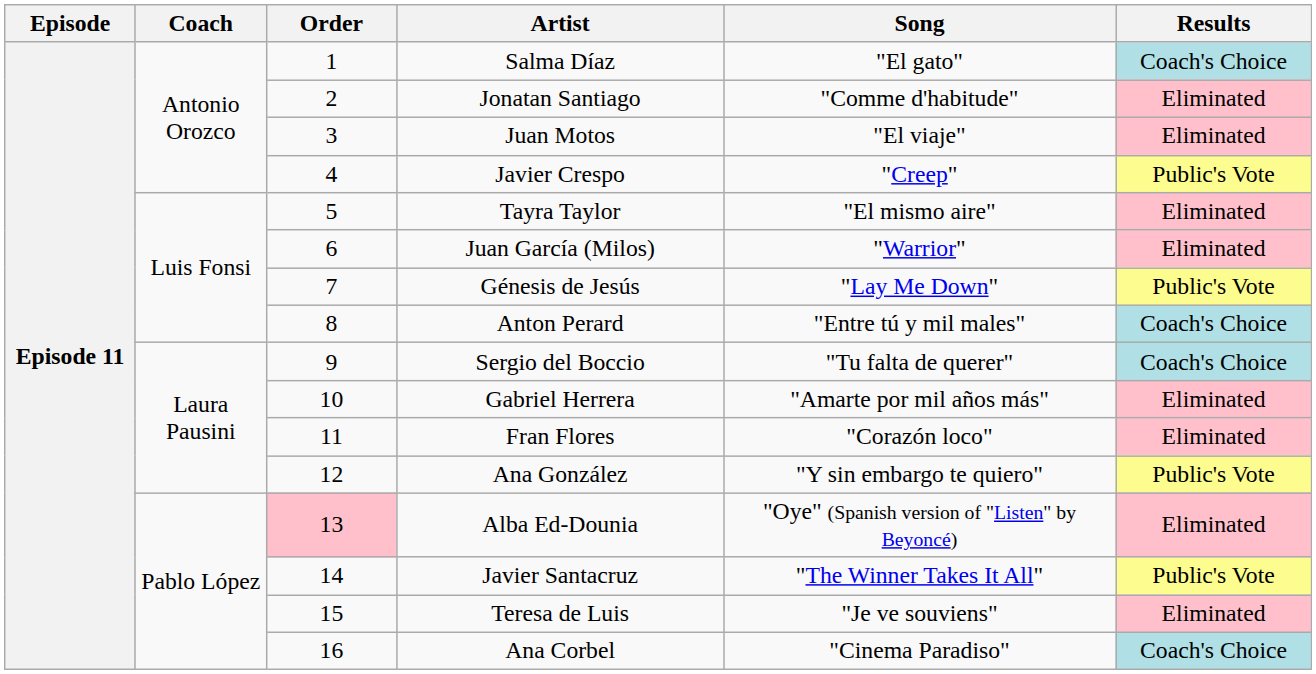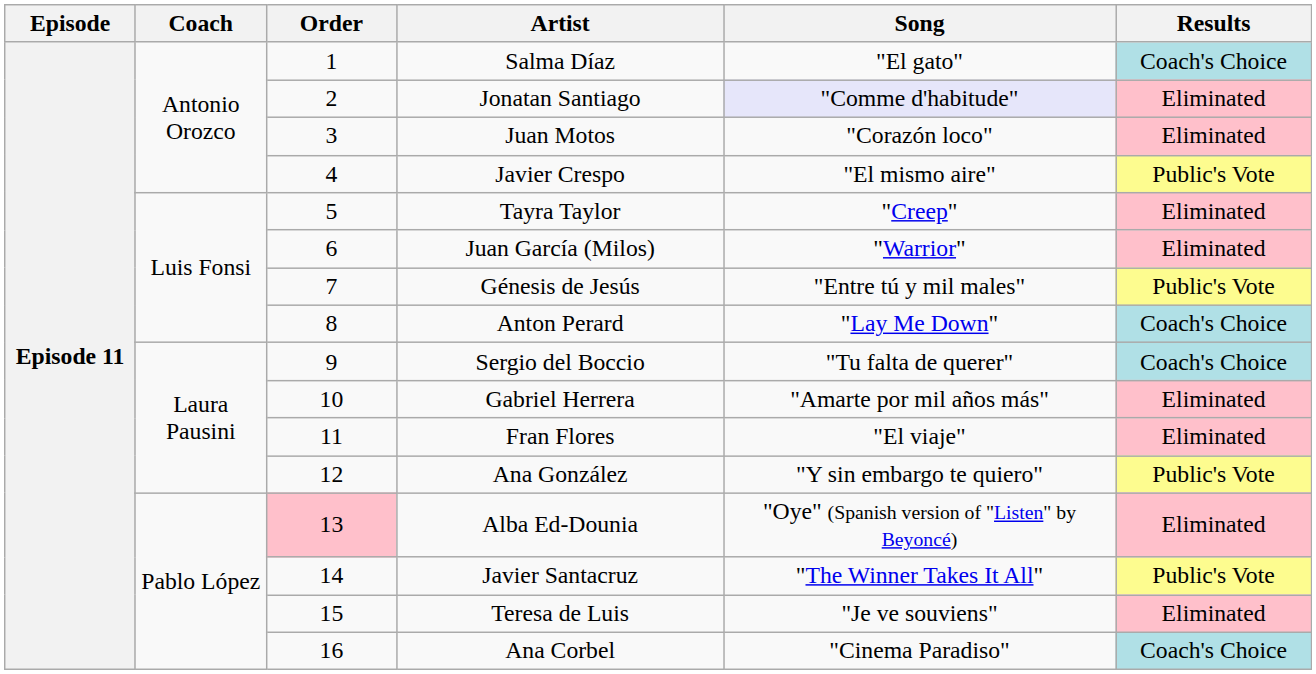(920, 98) no background -> (920, 98) lavender background
(919, 135) "El viaje" -> (919, 135) "Corazón loco"
(920, 173) "Creep" -> (920, 173) "El mismo aire"
(920, 211) "El mismo aire" -> (920, 211) "Creep"
(919, 286) "Lay Me Down" -> (919, 286) "Entre tú y mil males"
(919, 323) "Entre tú y mil males" -> (919, 323) "Lay Me Down"
(919, 436) "Corazón loco" -> (919, 436) "El viaje"
